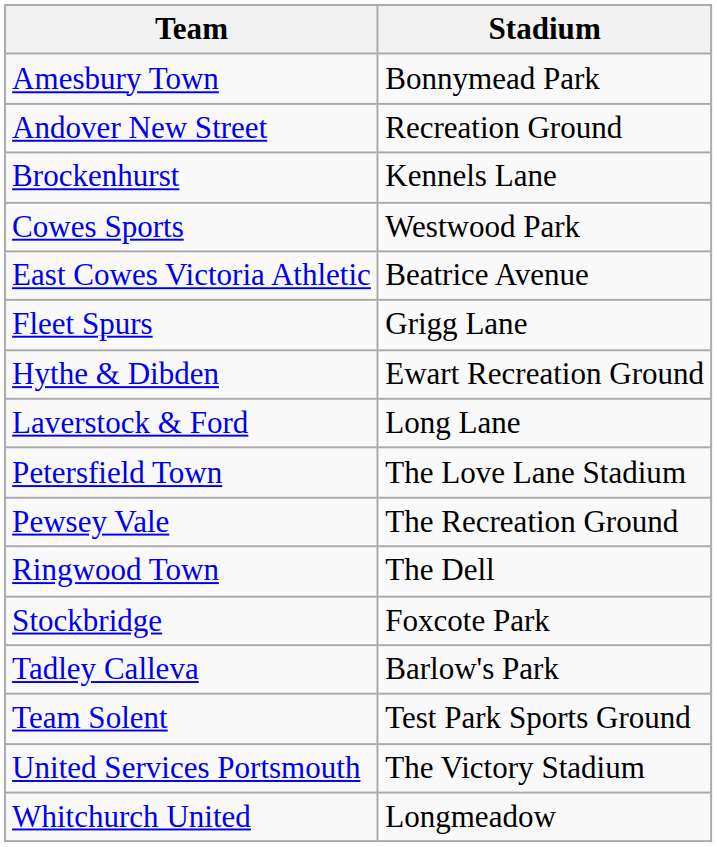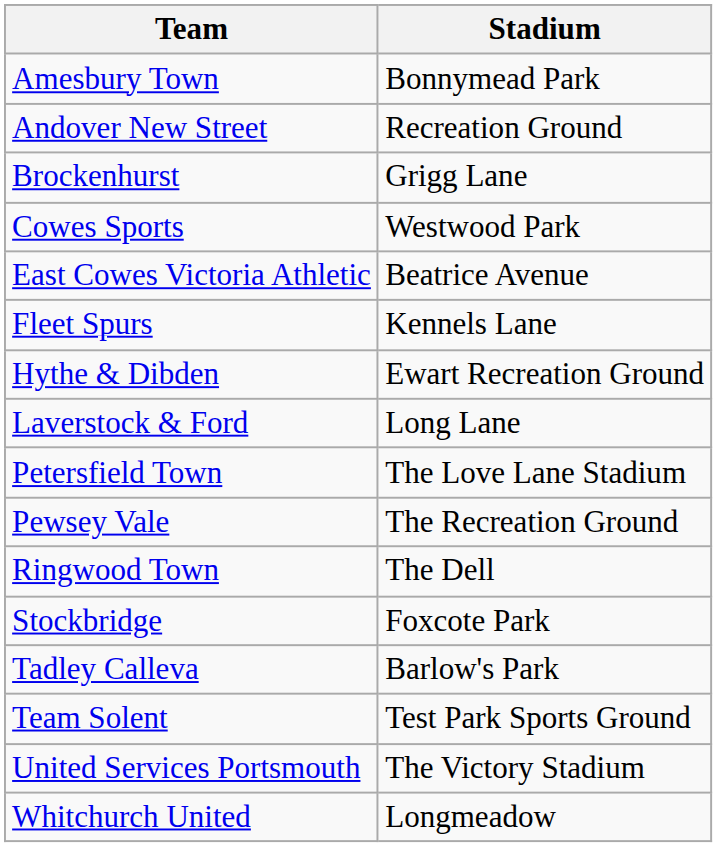(471, 176) Kennels Lane -> (456, 176) Grigg Lane
(456, 324) Grigg Lane -> (471, 324) Kennels Lane
